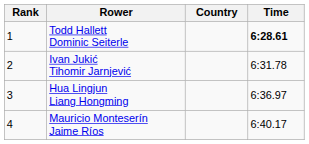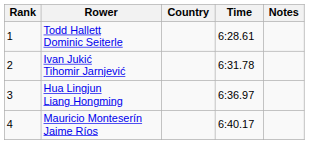+ column: (284, 13)
(269, 36) bold -> (236, 36) normal
